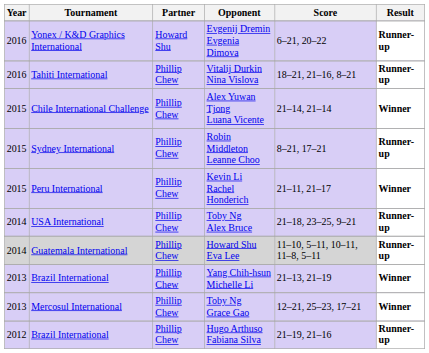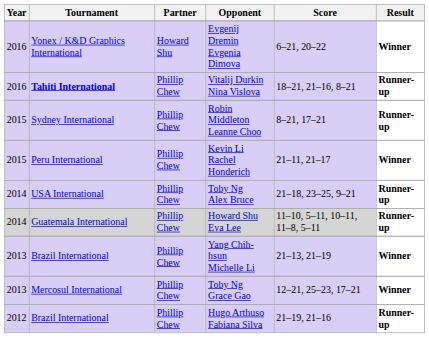(396, 41) Runner-up -> (395, 47) Winner
(69, 75) normal -> (73, 86) bold
- row: (235, 109)
